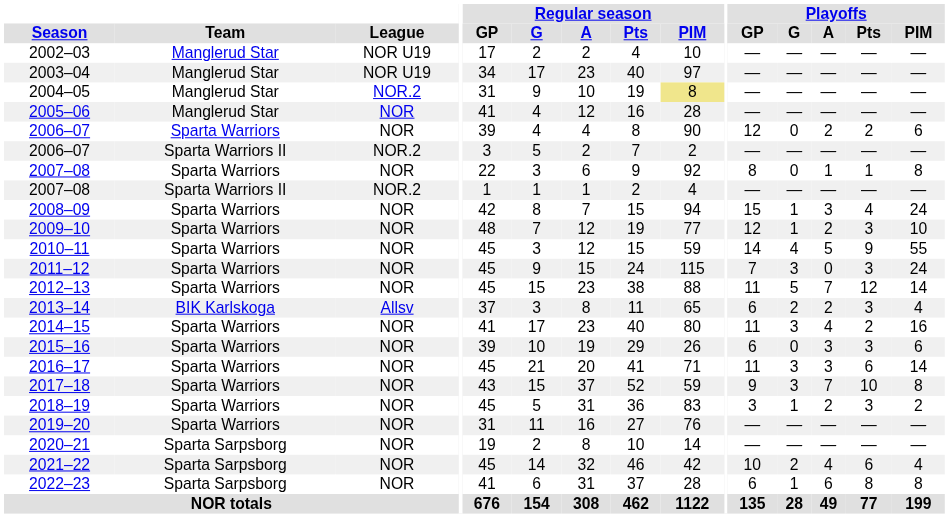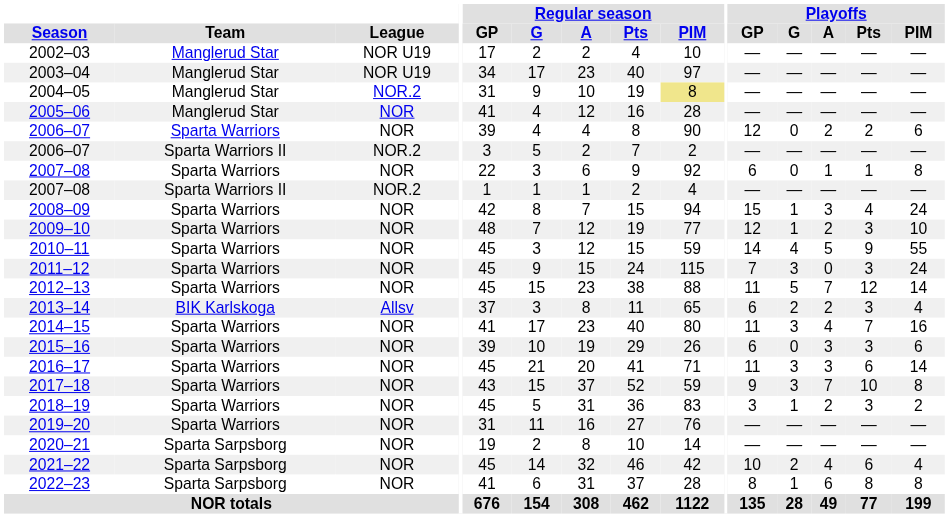(752, 170) 8 -> (752, 170) 6
(869, 327) 2 -> (869, 327) 7
(752, 484) 6 -> (752, 484) 8
